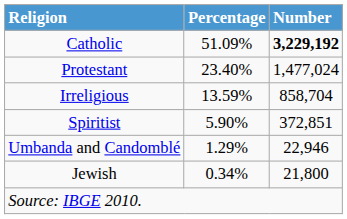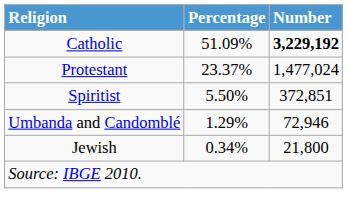(227, 69) 23.40% -> (227, 69) 23.37%
- row: (94, 95)
(227, 122) 5.90% -> (227, 95) 5.50%
(306, 148) 22,946 -> (306, 122) 72,946
